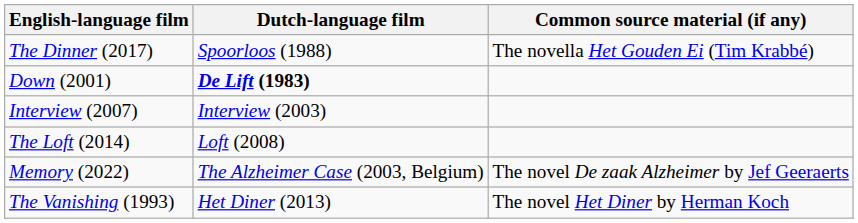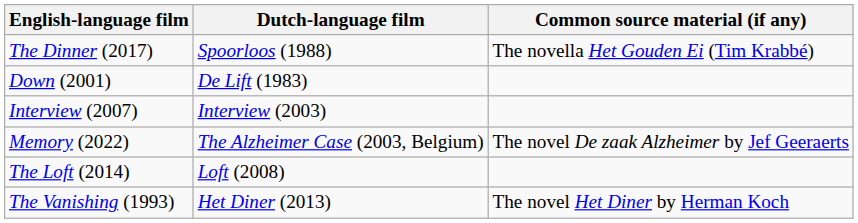(254, 80) bold -> (253, 80) normal
rows swapped: (69, 141) <-> (69, 171)
